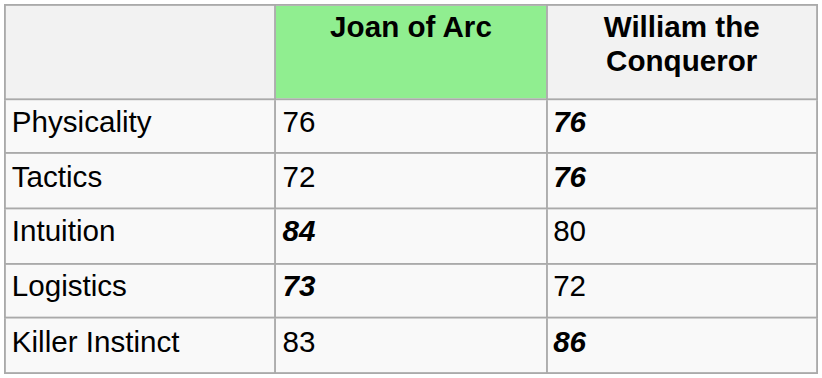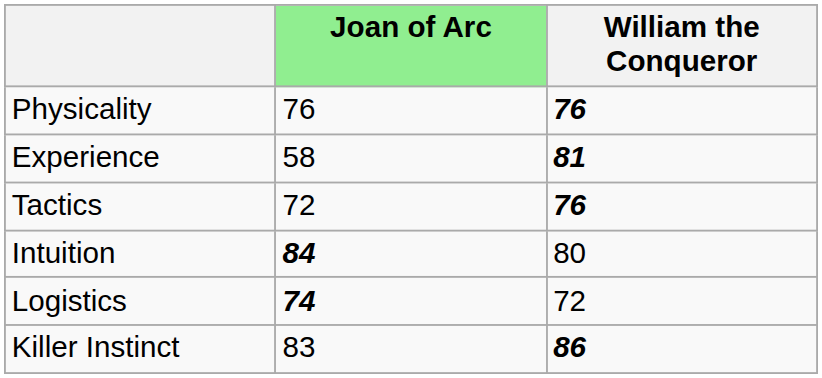+ row: (86, 157)
(299, 286) 73 -> (299, 300) 74
